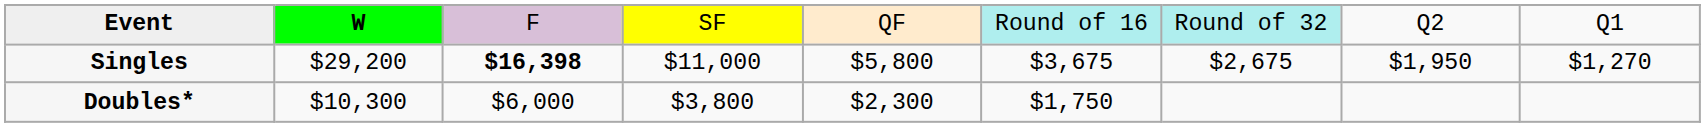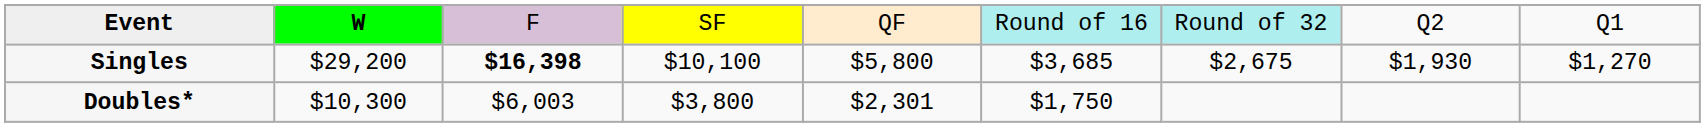(712, 63) $11,000 -> (712, 63) $10,100
(1071, 63) $3,675 -> (1071, 63) $3,685
(1430, 63) $1,950 -> (1430, 63) $1,930
(533, 102) $6,000 -> (533, 102) $6,003
(892, 102) $2,300 -> (892, 102) $2,301
